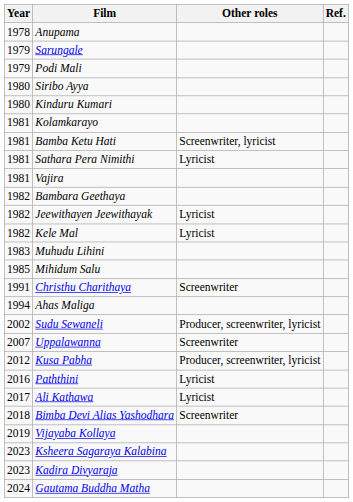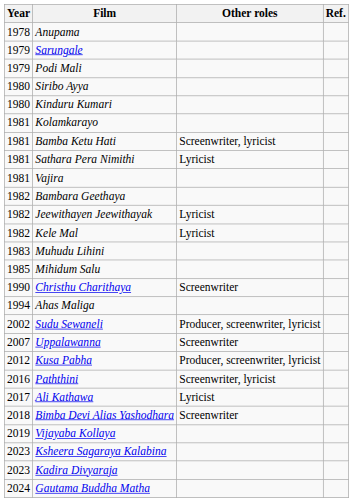(19, 287) 1991 -> (19, 287) 1990
(197, 379) Lyricist -> (227, 379) Screenwriter, lyricist
